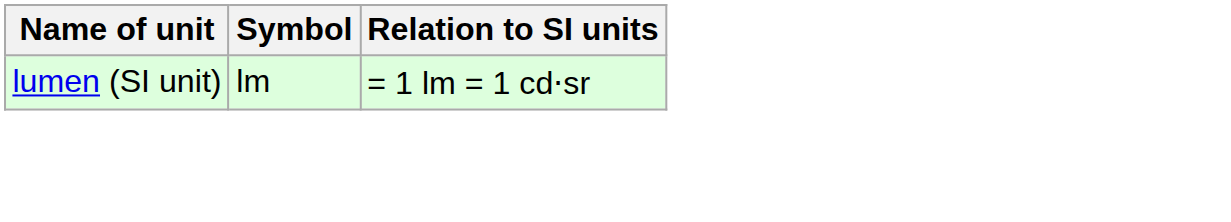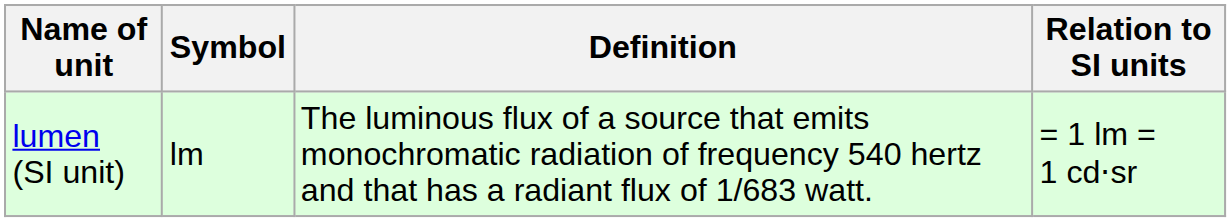+ column: (663, 48)
